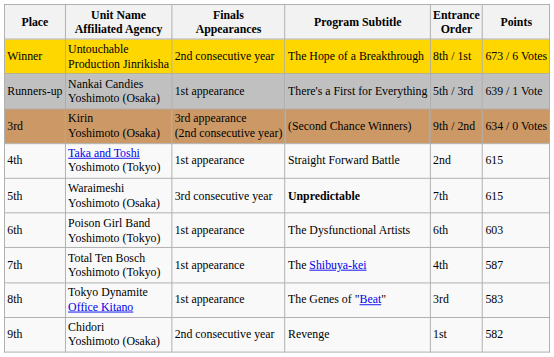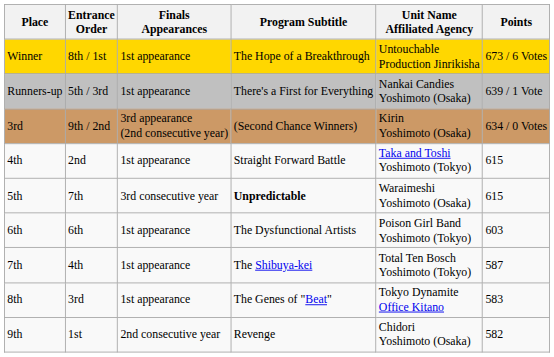columns swapped: (119, 21) <-> (456, 21)
(225, 56) 2nd consecutive year -> (155, 56) 1st appearance
